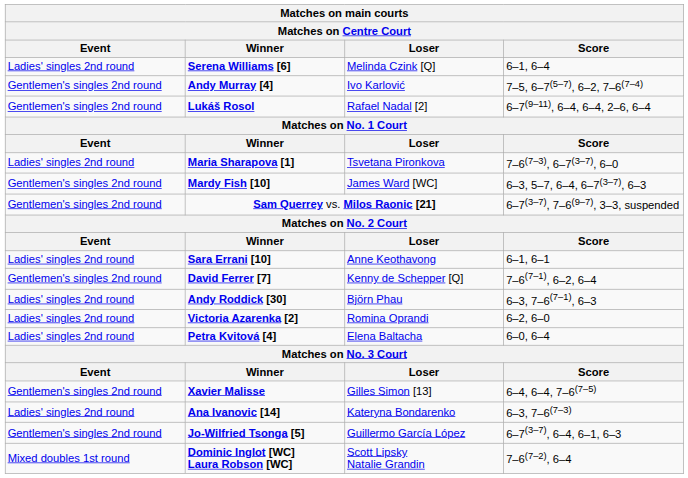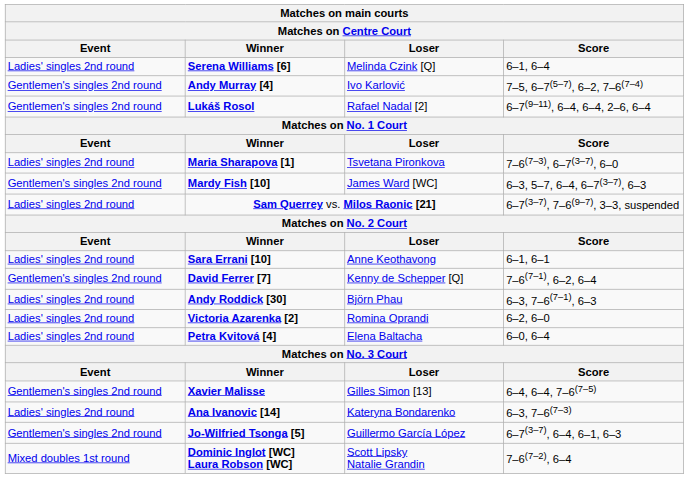(85, 204) Gentlemen's singles 2nd round -> (71, 204) Ladies' singles 2nd round
